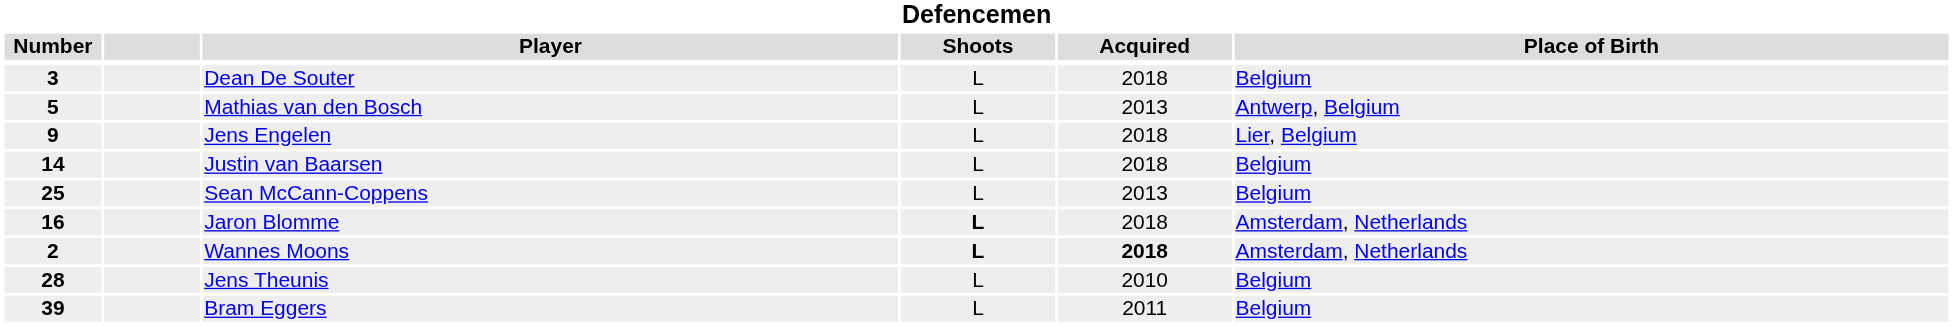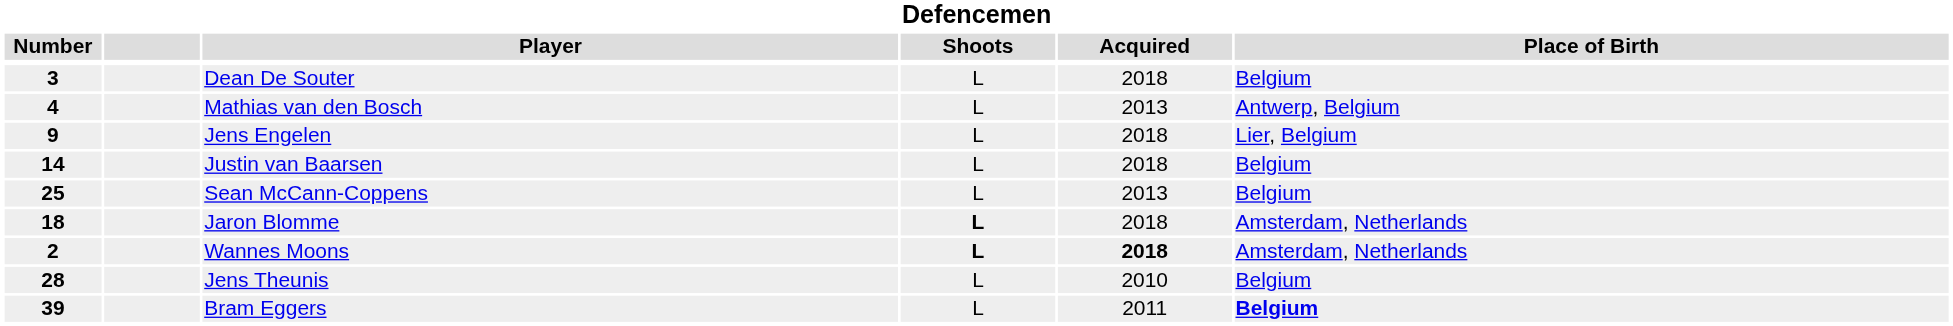(53, 106) 5 -> (53, 106) 4
(53, 222) 16 -> (53, 222) 18
(1273, 308) normal -> (1277, 308) bold
